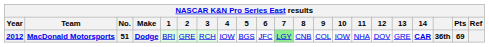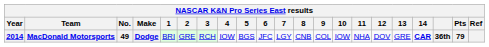(15, 36) 2012 -> (15, 36) 2014
(125, 36) 51 -> (125, 36) 49
(284, 36) lightgreen background -> (284, 36) no background
(460, 36) 69 -> (460, 36) 79
